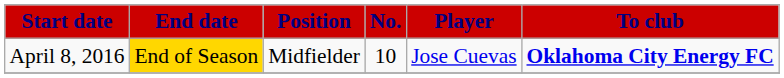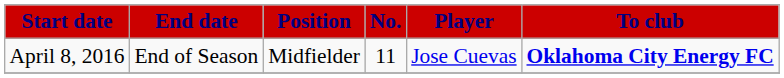(196, 55) gold background -> (196, 55) no background
(386, 55) 10 -> (386, 55) 11
